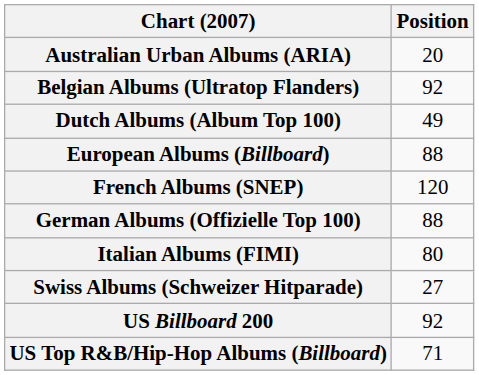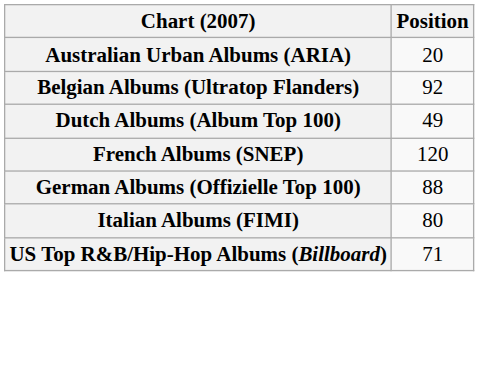- row: (198, 154)
- row: (198, 287)
- row: (198, 320)
